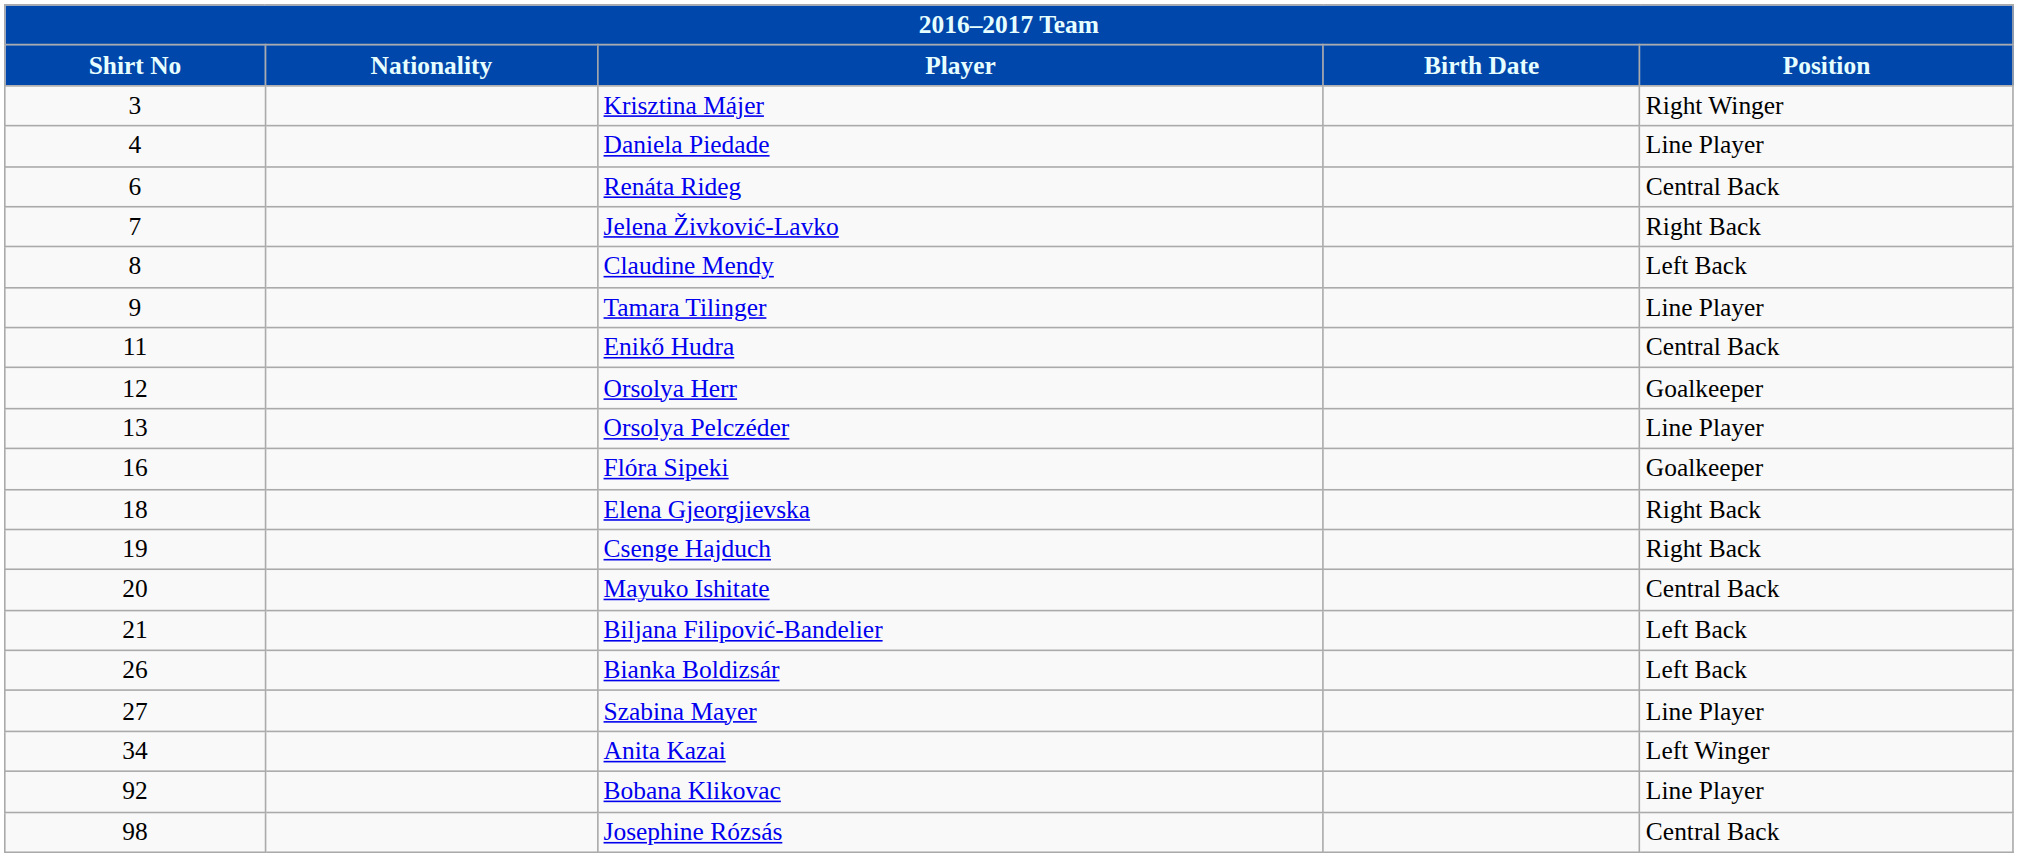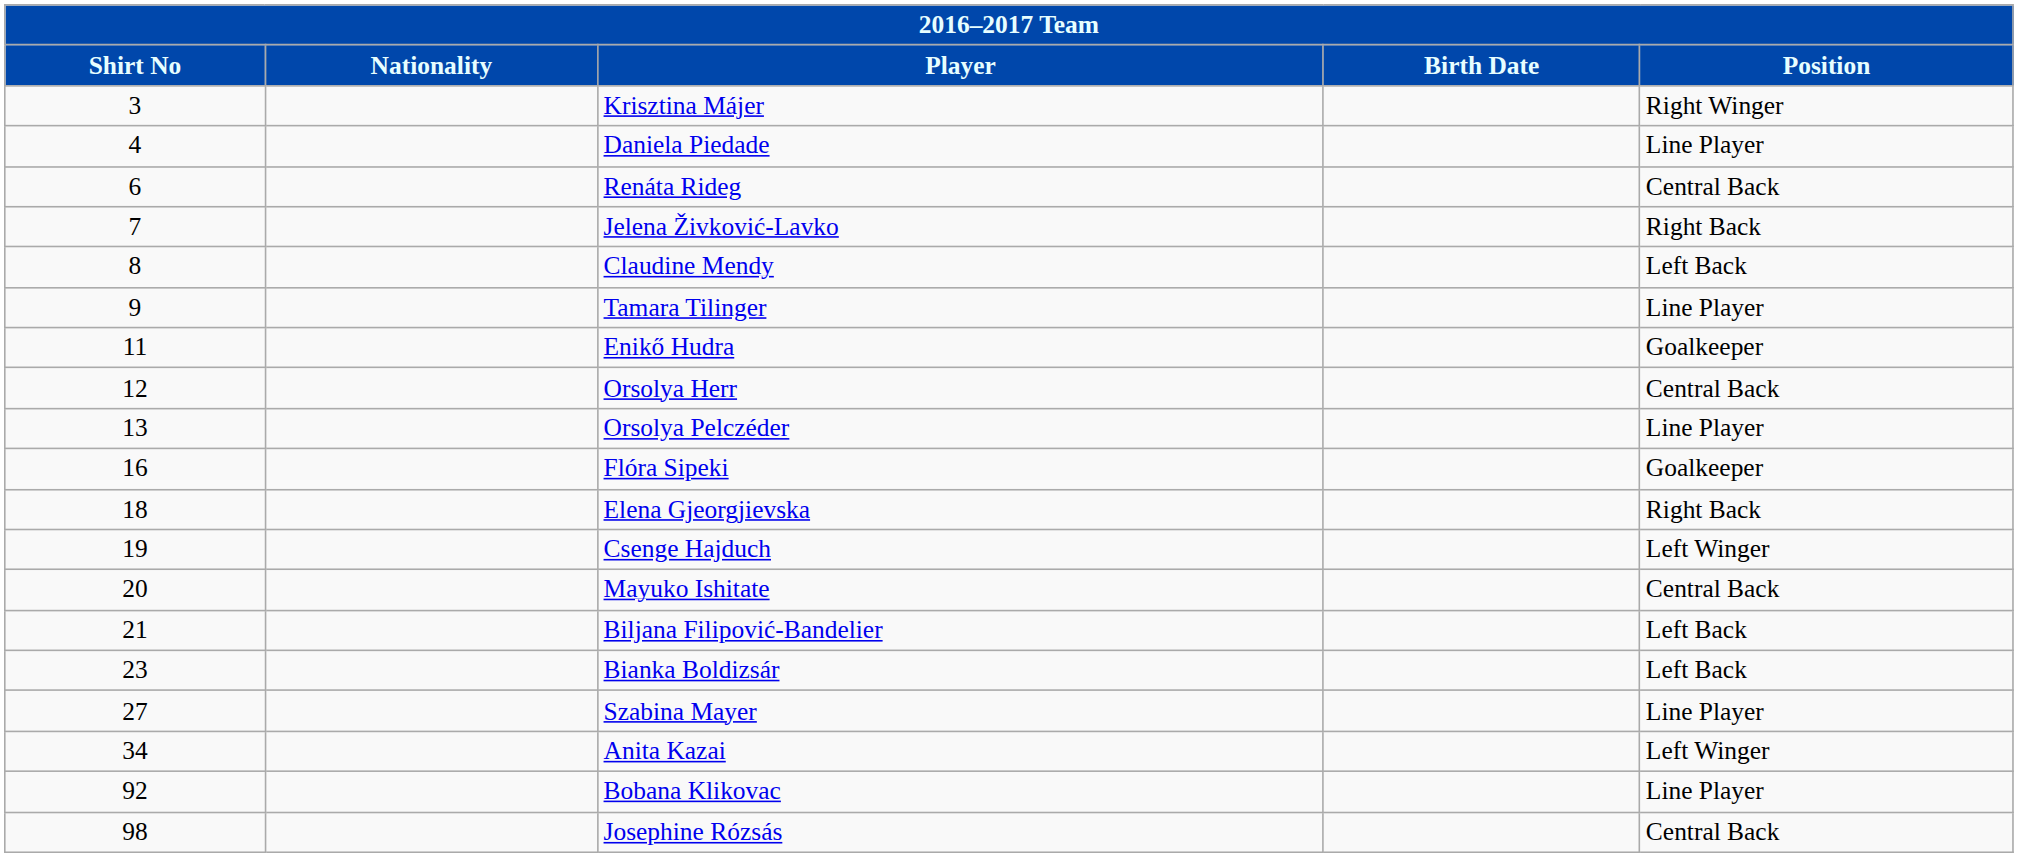(1713, 347) Central Back -> (1704, 347) Goalkeeper
(1704, 387) Goalkeeper -> (1713, 387) Central Back
(1703, 549) Right Back -> (1708, 549) Left Winger
(135, 670) 26 -> (135, 670) 23
